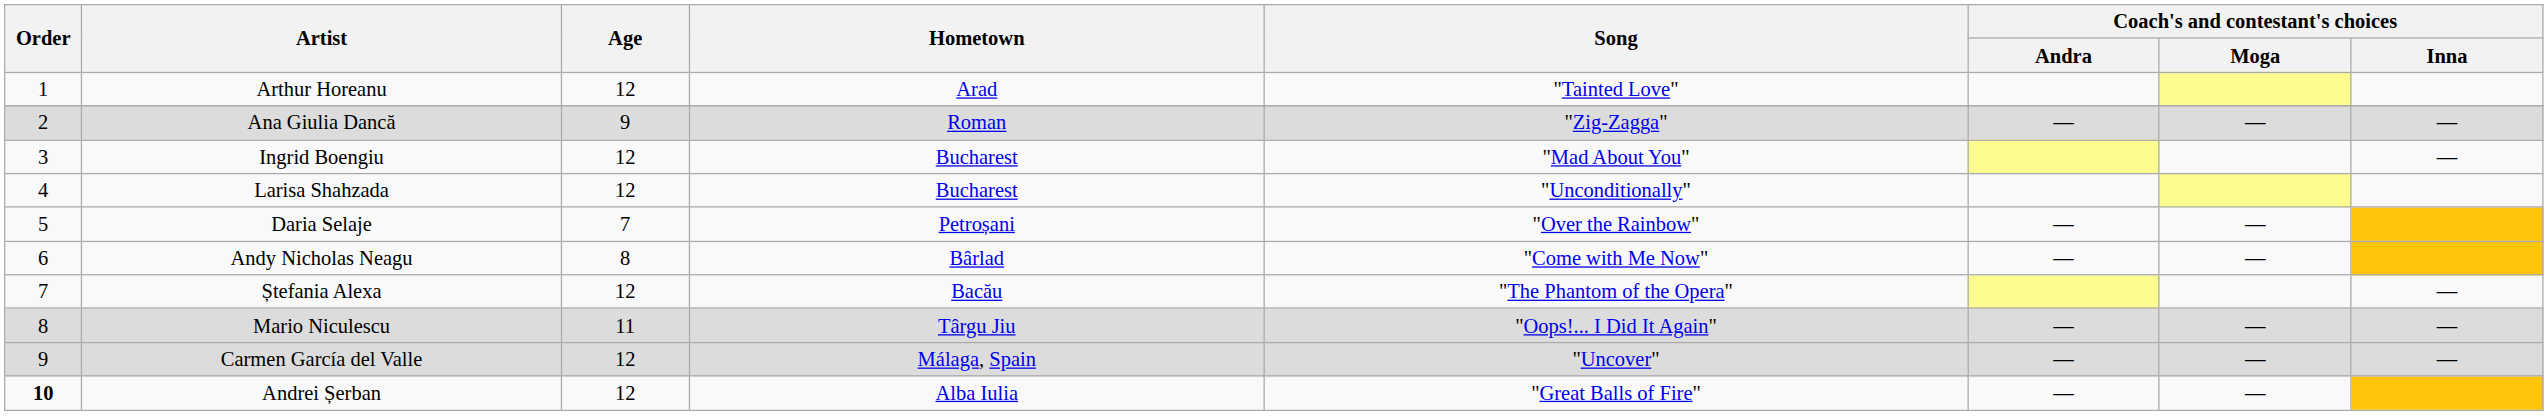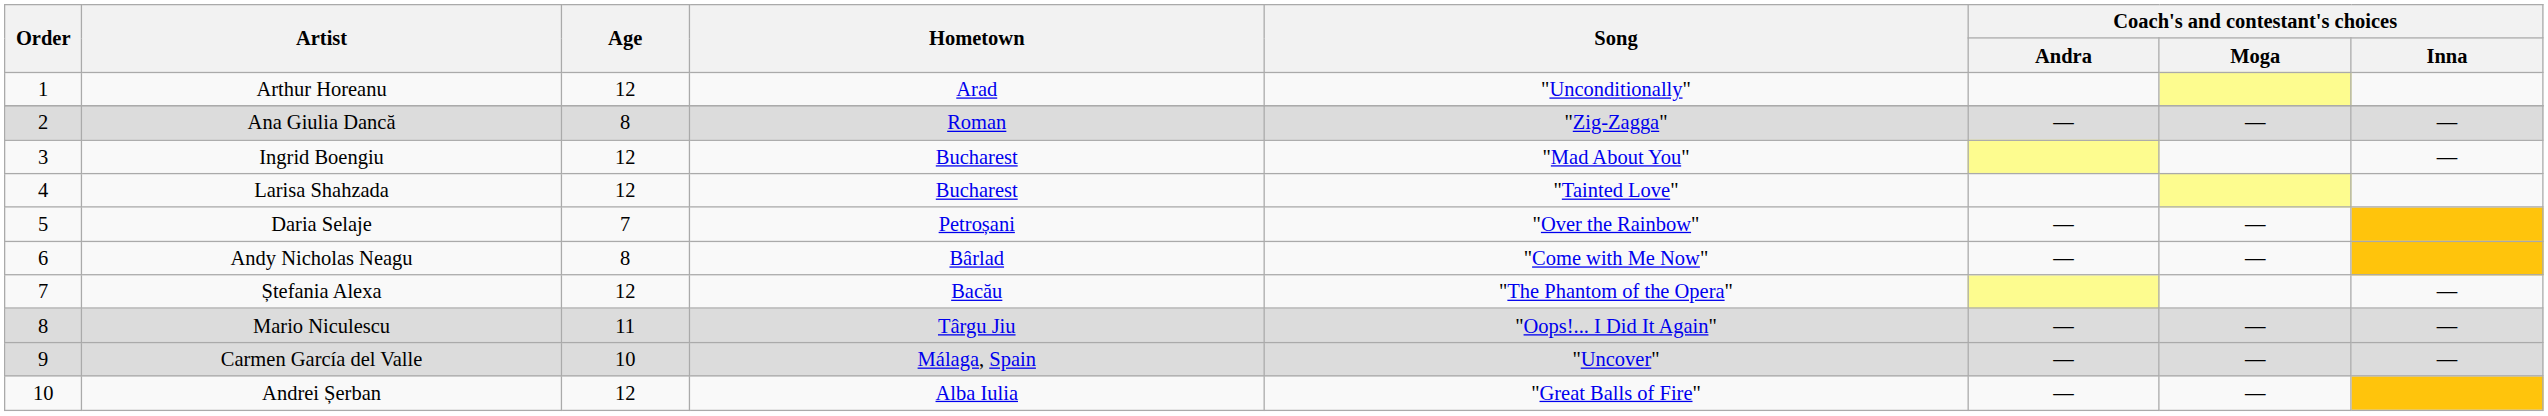(1616, 89) "Tainted Love" -> (1616, 89) "Unconditionally"
(625, 123) 9 -> (625, 123) 8
(1616, 190) "Unconditionally" -> (1616, 190) "Tainted Love"
(625, 359) 12 -> (625, 359) 10
(43, 393) bold -> (43, 393) normal
